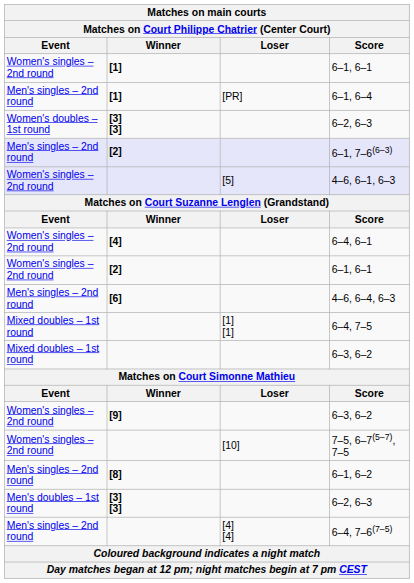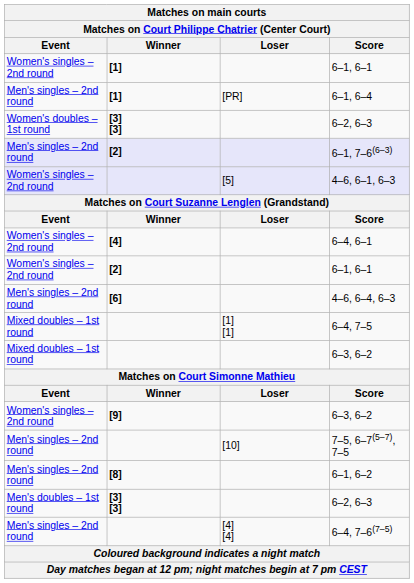(50, 445) Women's singles – 2nd round -> (53, 445) Men's singles – 2nd round
